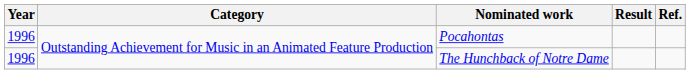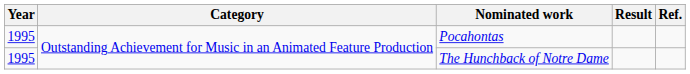(21, 36) 1996 -> (21, 36) 1995
(21, 58) 1996 -> (21, 58) 1995
